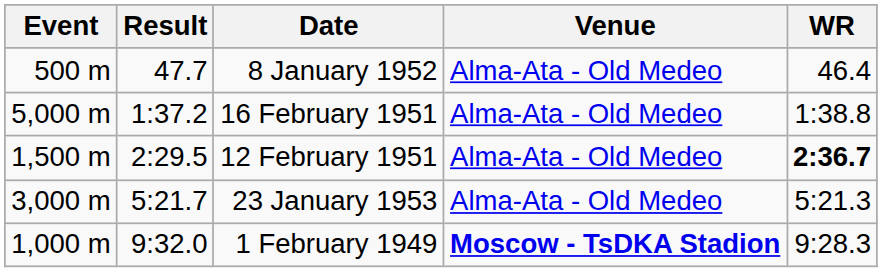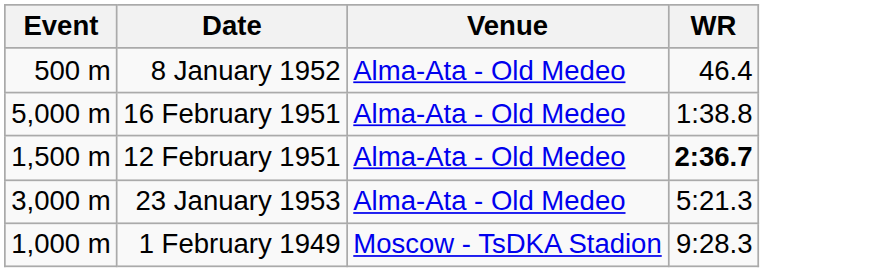- column: (165, 26)
(615, 244) bold -> (508, 244) normal
